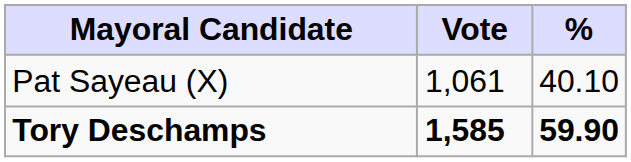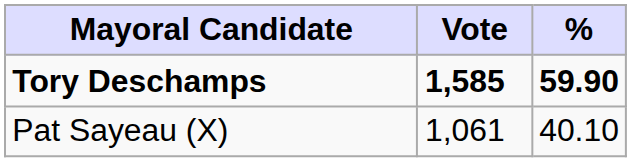rows swapped: (139, 130) <-> (120, 80)
